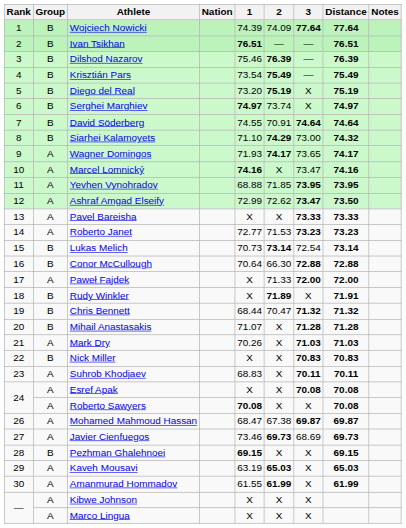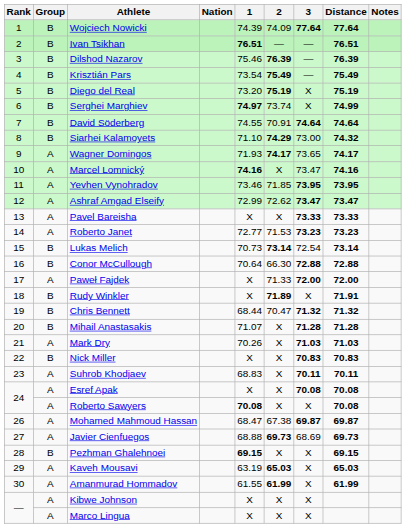(346, 106) 74.97 -> (346, 106) 74.99
(250, 185) 68.88 -> (250, 185) 73.46
(346, 201) 73.50 -> (346, 201) 73.47
(250, 437) 73.46 -> (250, 437) 68.88
